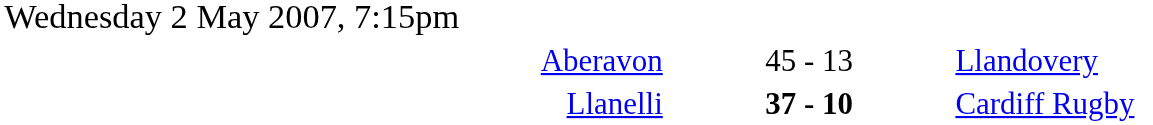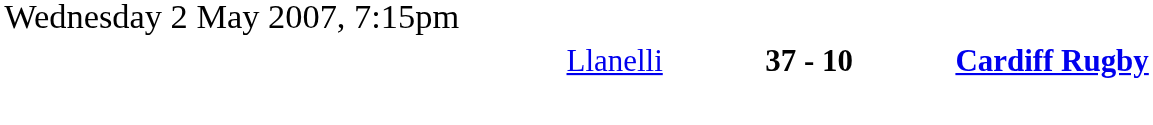- row: (602, 60)
(1045, 103) normal -> (1052, 60) bold
